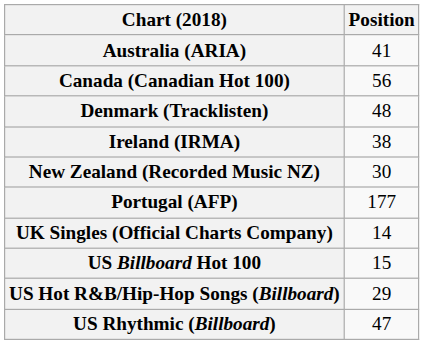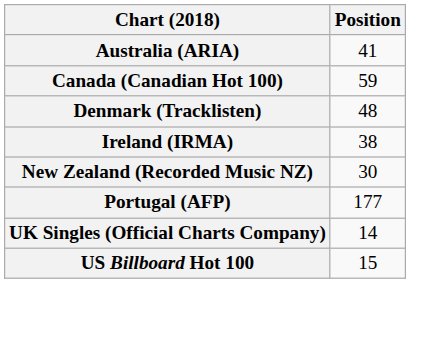(382, 80) 56 -> (368, 80) 59
- row: (174, 293)
- row: (174, 324)
